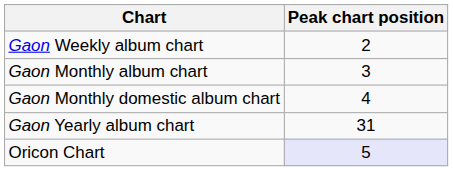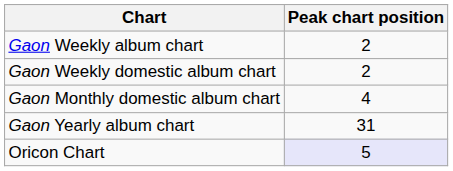+ row: (142, 71)
- row: (108, 71)
